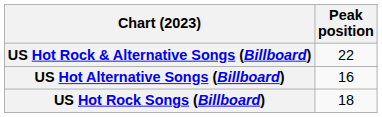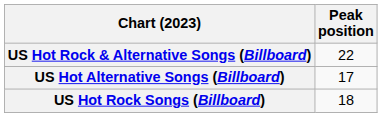(346, 77) 16 -> (346, 77) 17
